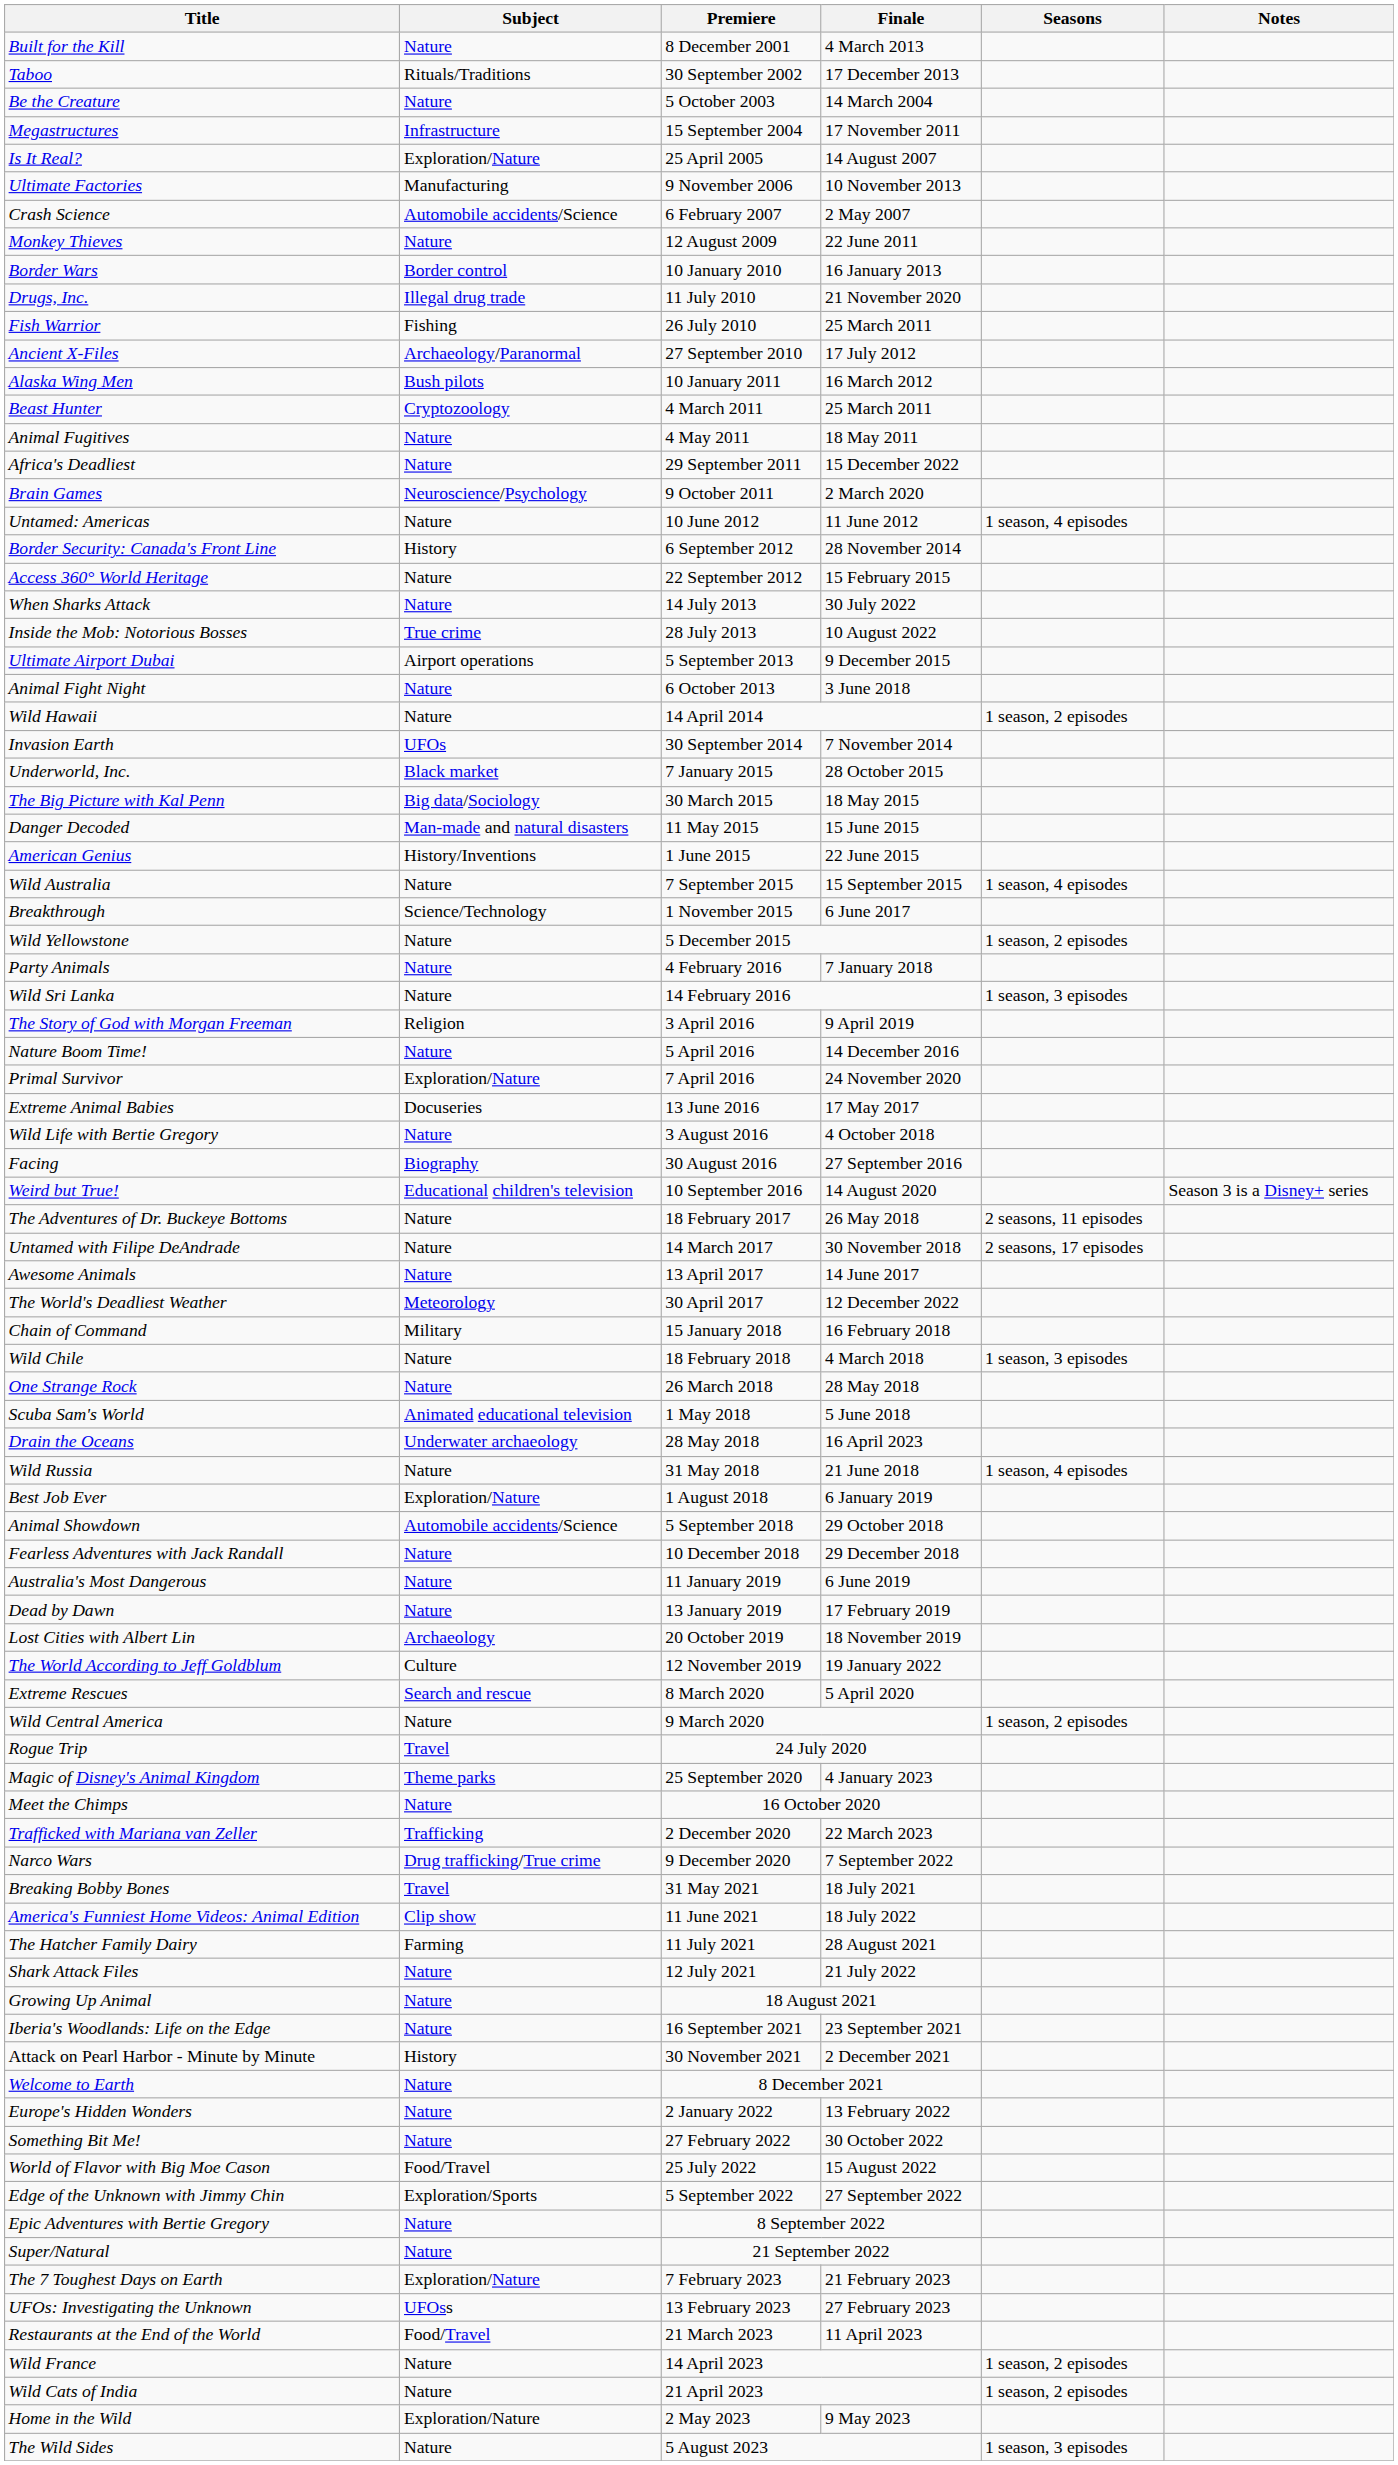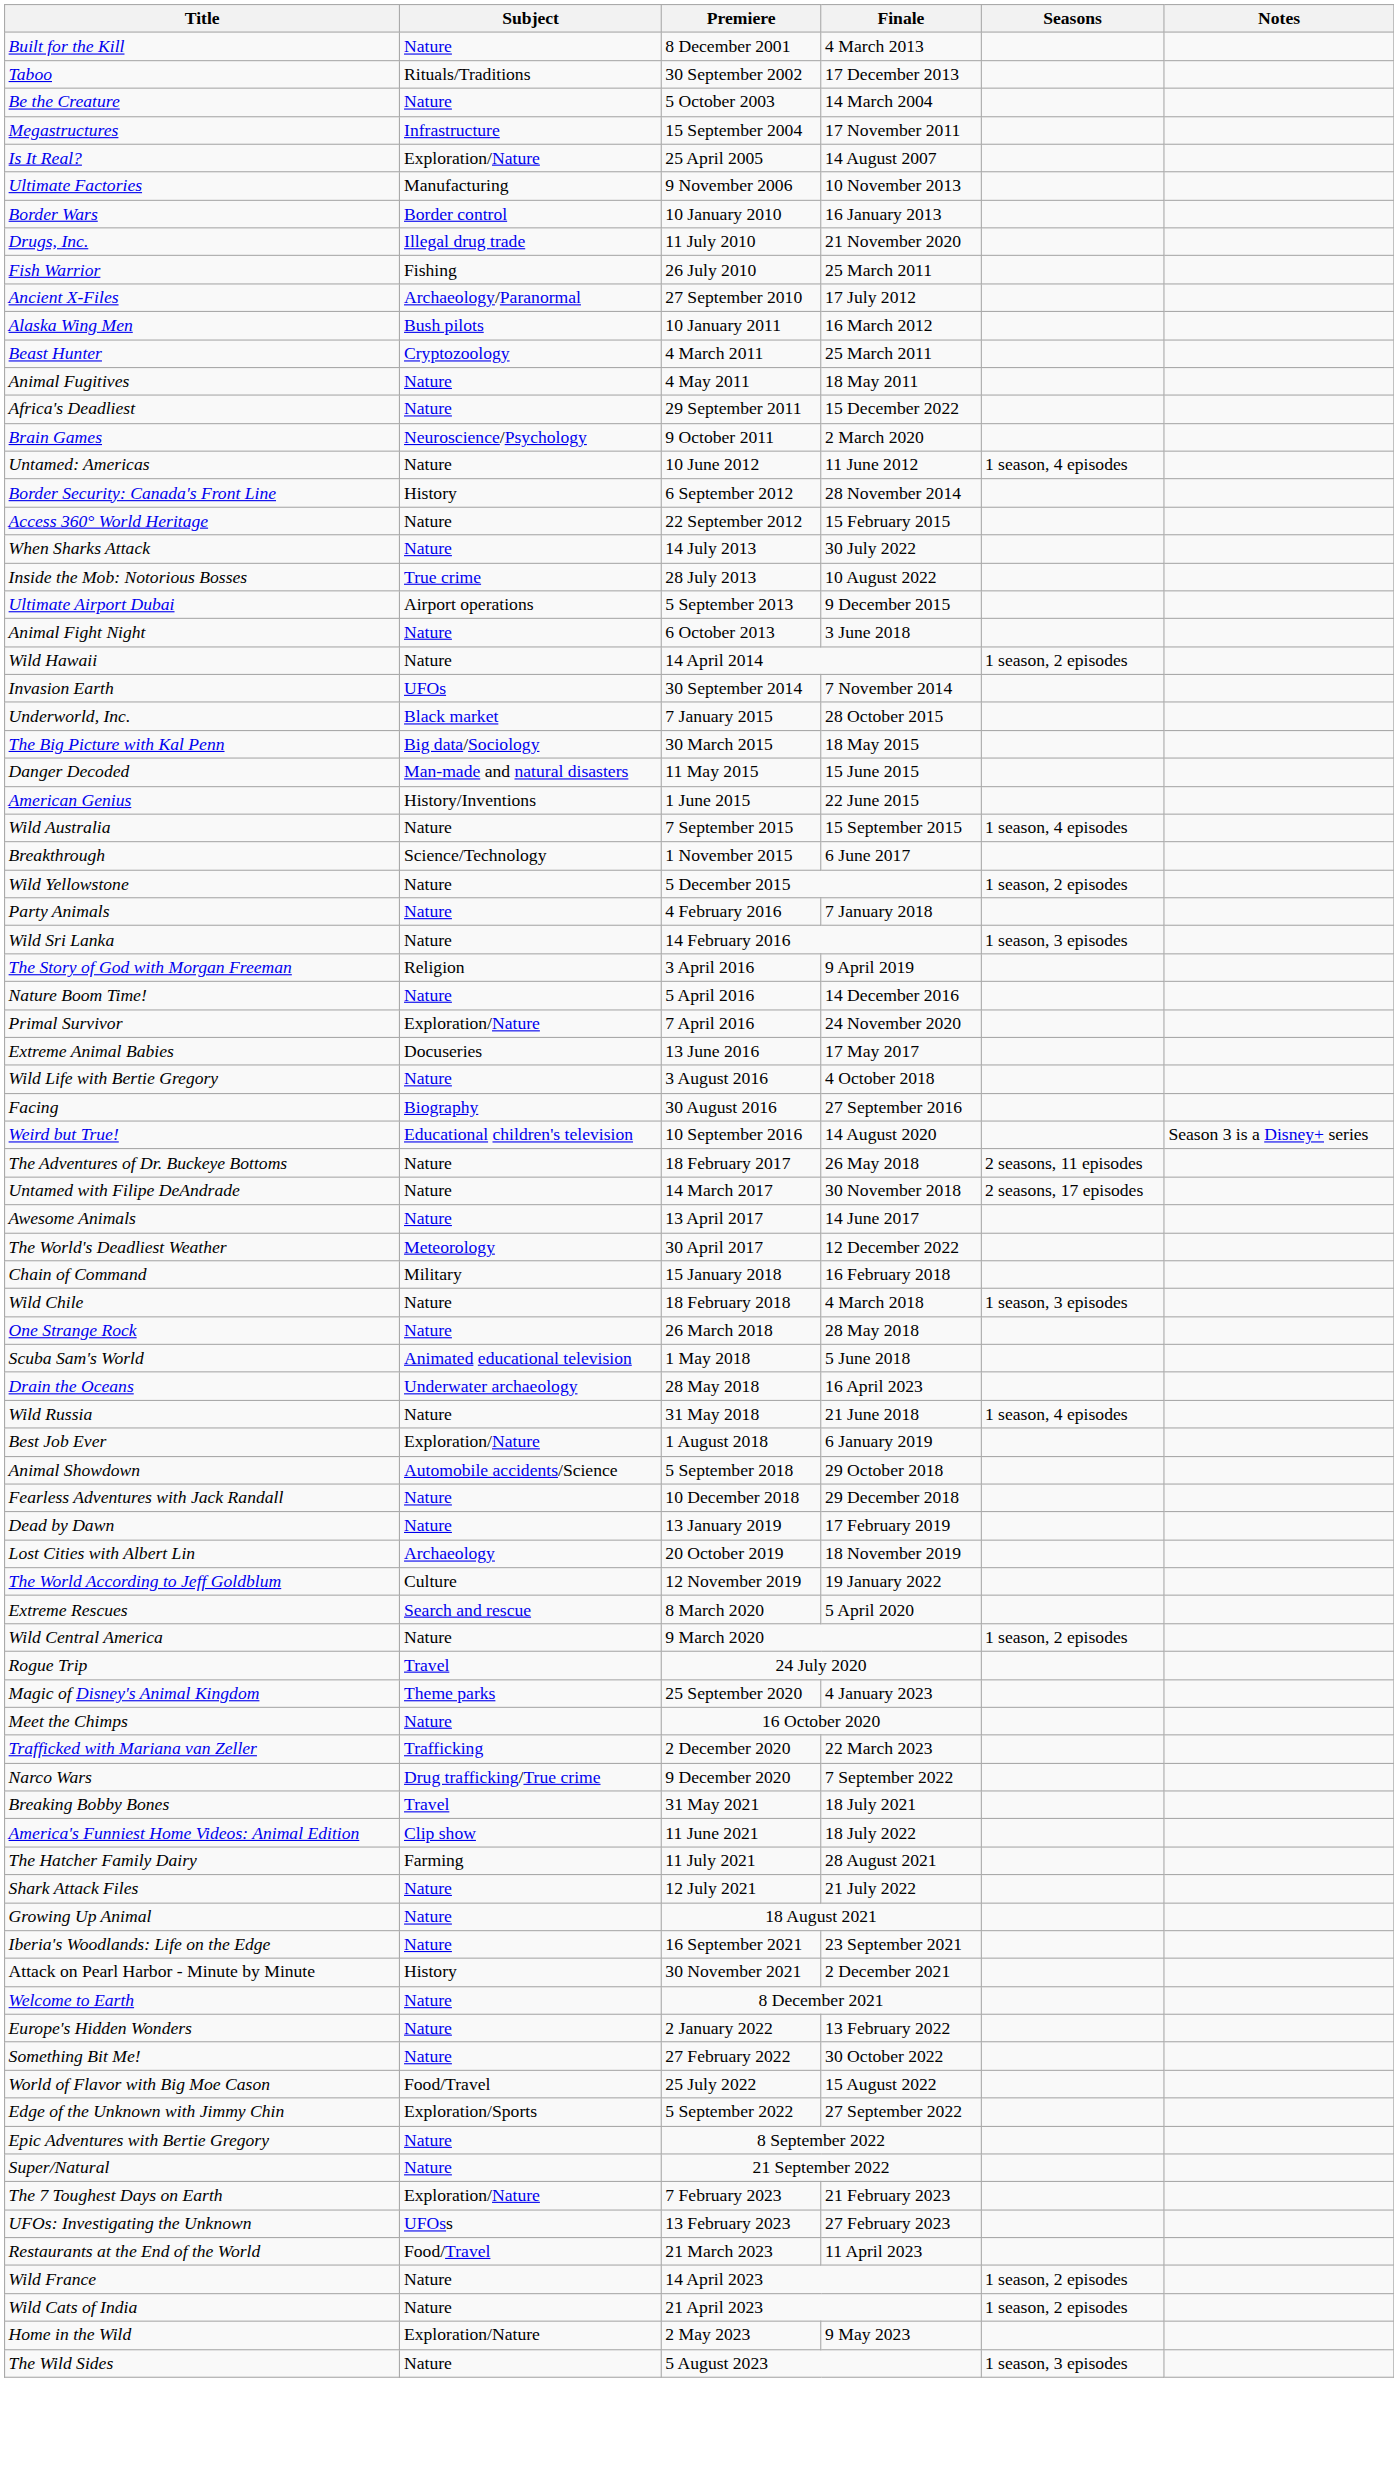- row: (59, 213)
- row: (66, 241)
- row: (107, 1581)
